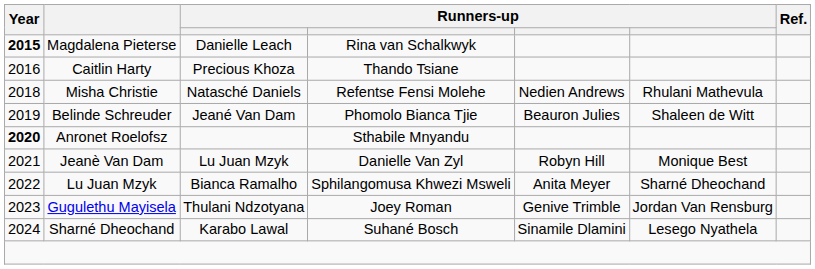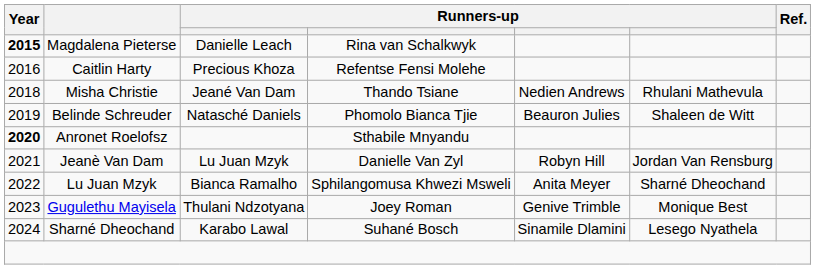(411, 69) Thando Tsiane -> (411, 69) Refentse Fensi Molehe
(244, 92) Natasché Daniels -> (244, 92) Jeané Van Dam
(411, 92) Refentse Fensi Molehe -> (411, 92) Thando Tsiane
(244, 115) Jeané Van Dam -> (244, 115) Natasché Daniels
(703, 161) Monique Best -> (703, 161) Jordan Van Rensburg
(703, 207) Jordan Van Rensburg -> (703, 207) Monique Best
